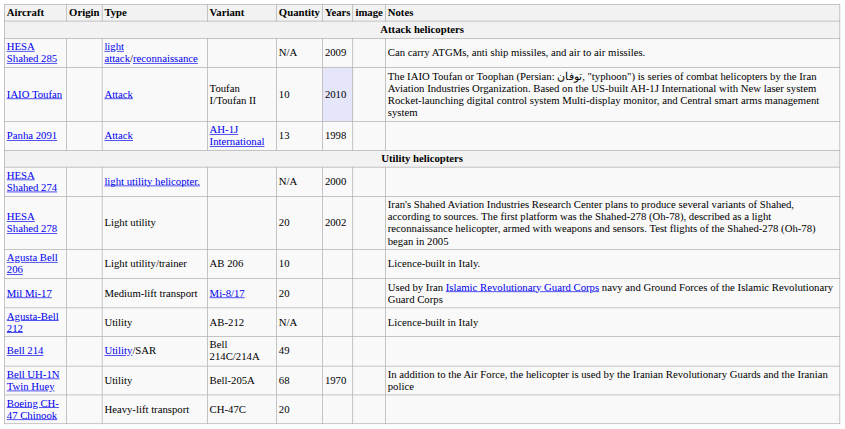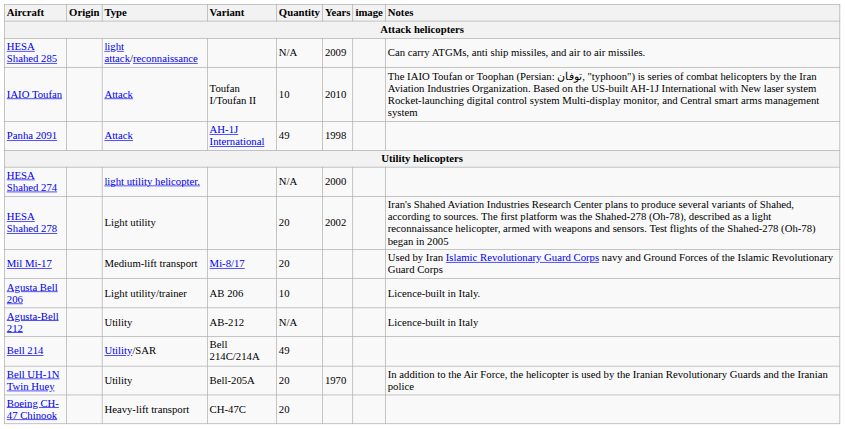(336, 94) lavender background -> (336, 94) no background
(284, 135) 13 -> (284, 135) 49
rows swapped: (29, 293) <-> (32, 264)
(284, 380) 68 -> (284, 380) 20
